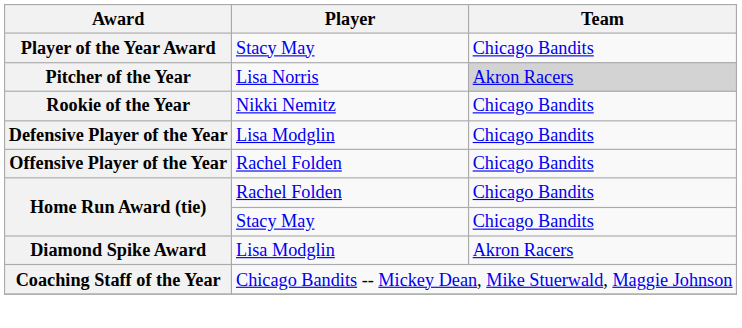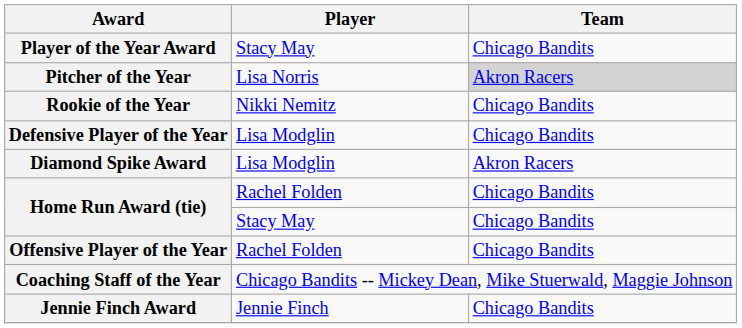rows swapped: (118, 163) <-> (118, 250)
+ row: (118, 308)
